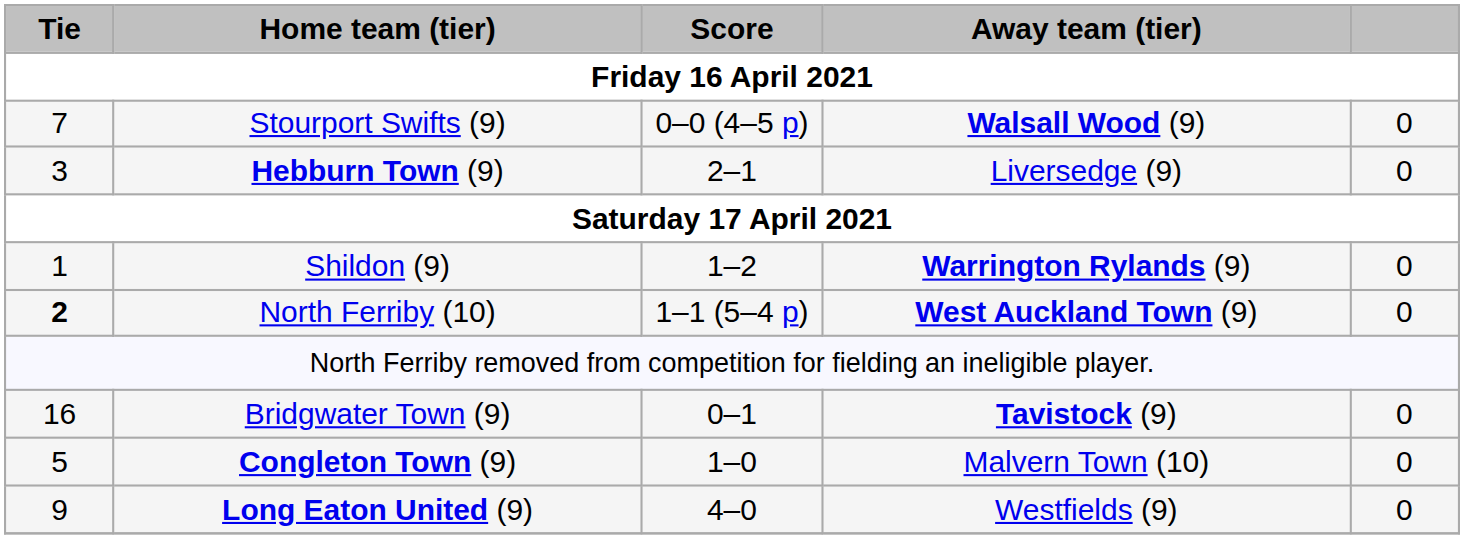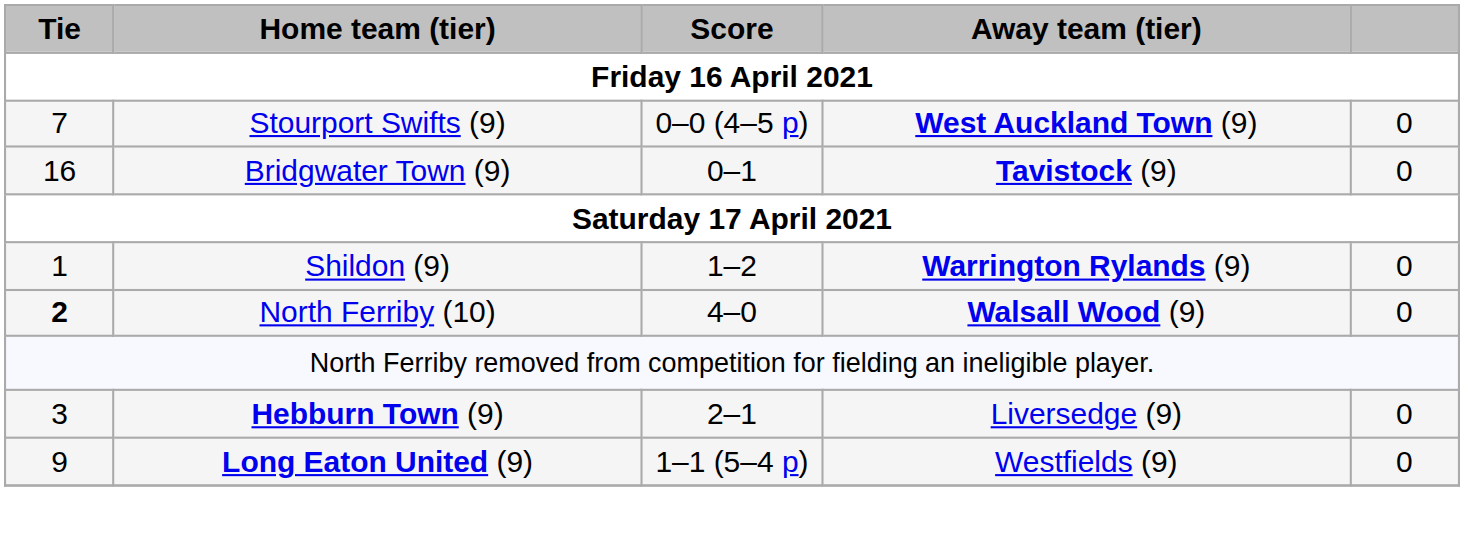(1086, 124) Walsall Wood (9) -> (1086, 124) West Auckland Town (9)
rows swapped: (378, 415) <-> (378, 171)
(732, 313) 1–1 (5–4 p) -> (732, 313) 4–0
(1086, 313) West Auckland Town (9) -> (1086, 313) Walsall Wood (9)
- row: (378, 462)
(732, 509) 4–0 -> (732, 462) 1–1 (5–4 p)
